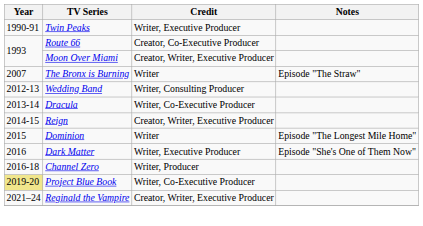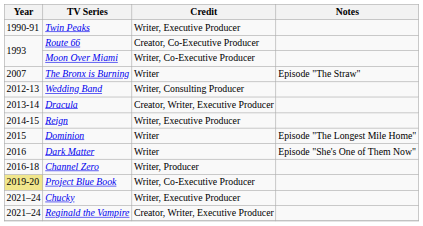(204, 58) Creator, Writer, Executive Producer -> (194, 58) Writer, Co-Executive Producer
(194, 105) Writer, Co-Executive Producer -> (204, 105) Creator, Writer, Executive Producer
(204, 120) Creator, Writer, Executive Producer -> (187, 120) Writer, Executive Producer
(187, 151) Writer, Executive Producer -> (146, 151) Writer
+ row: (60, 197)
